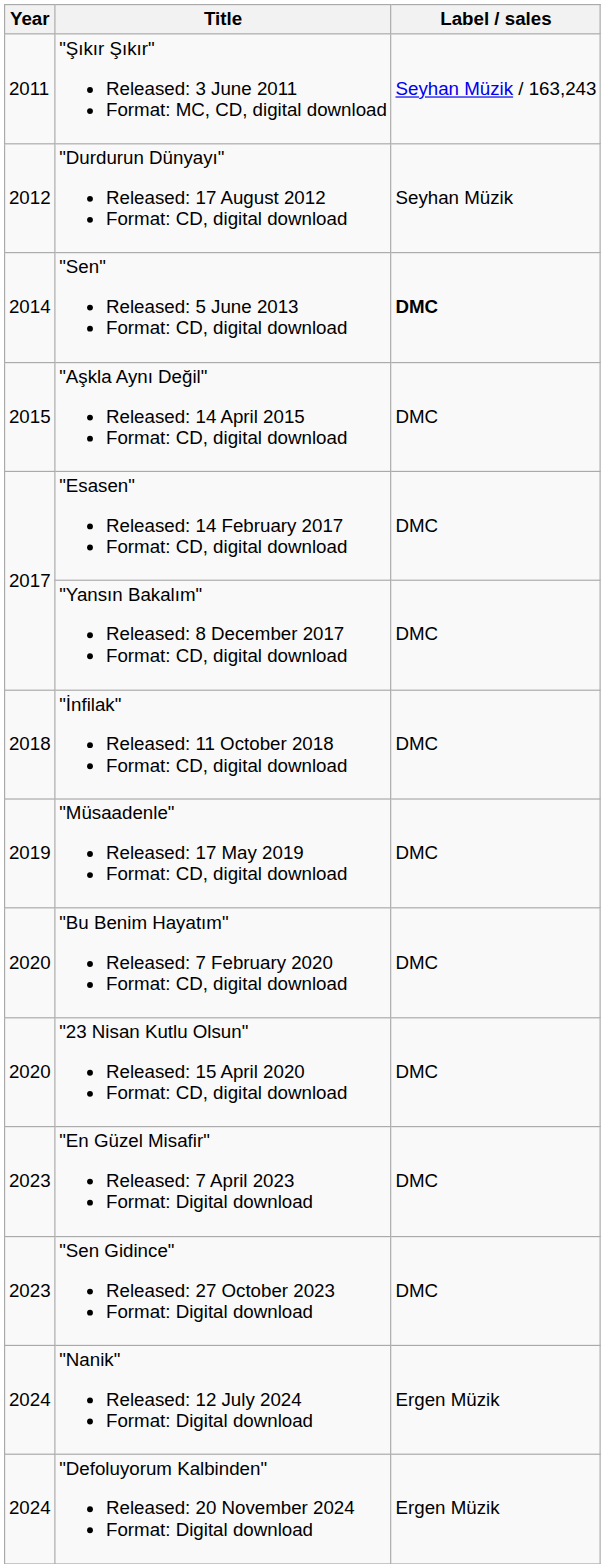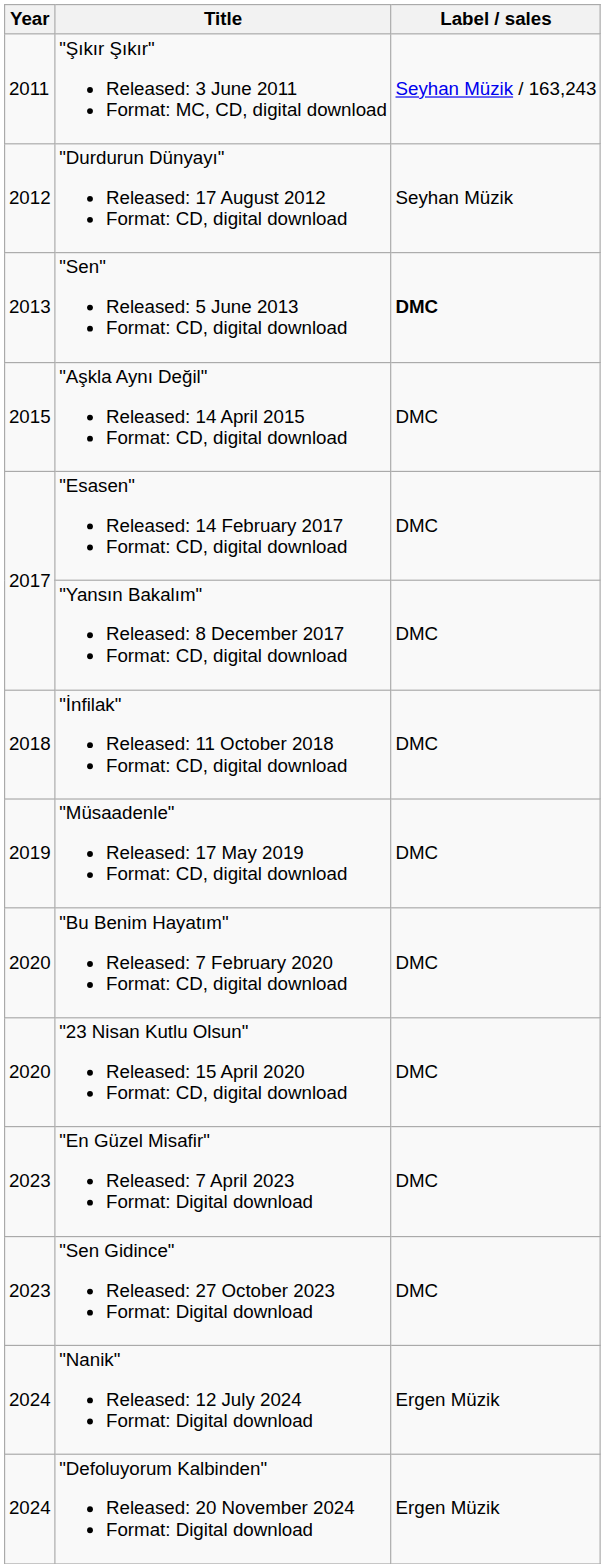(30, 307) 2014 -> (30, 307) 2013
